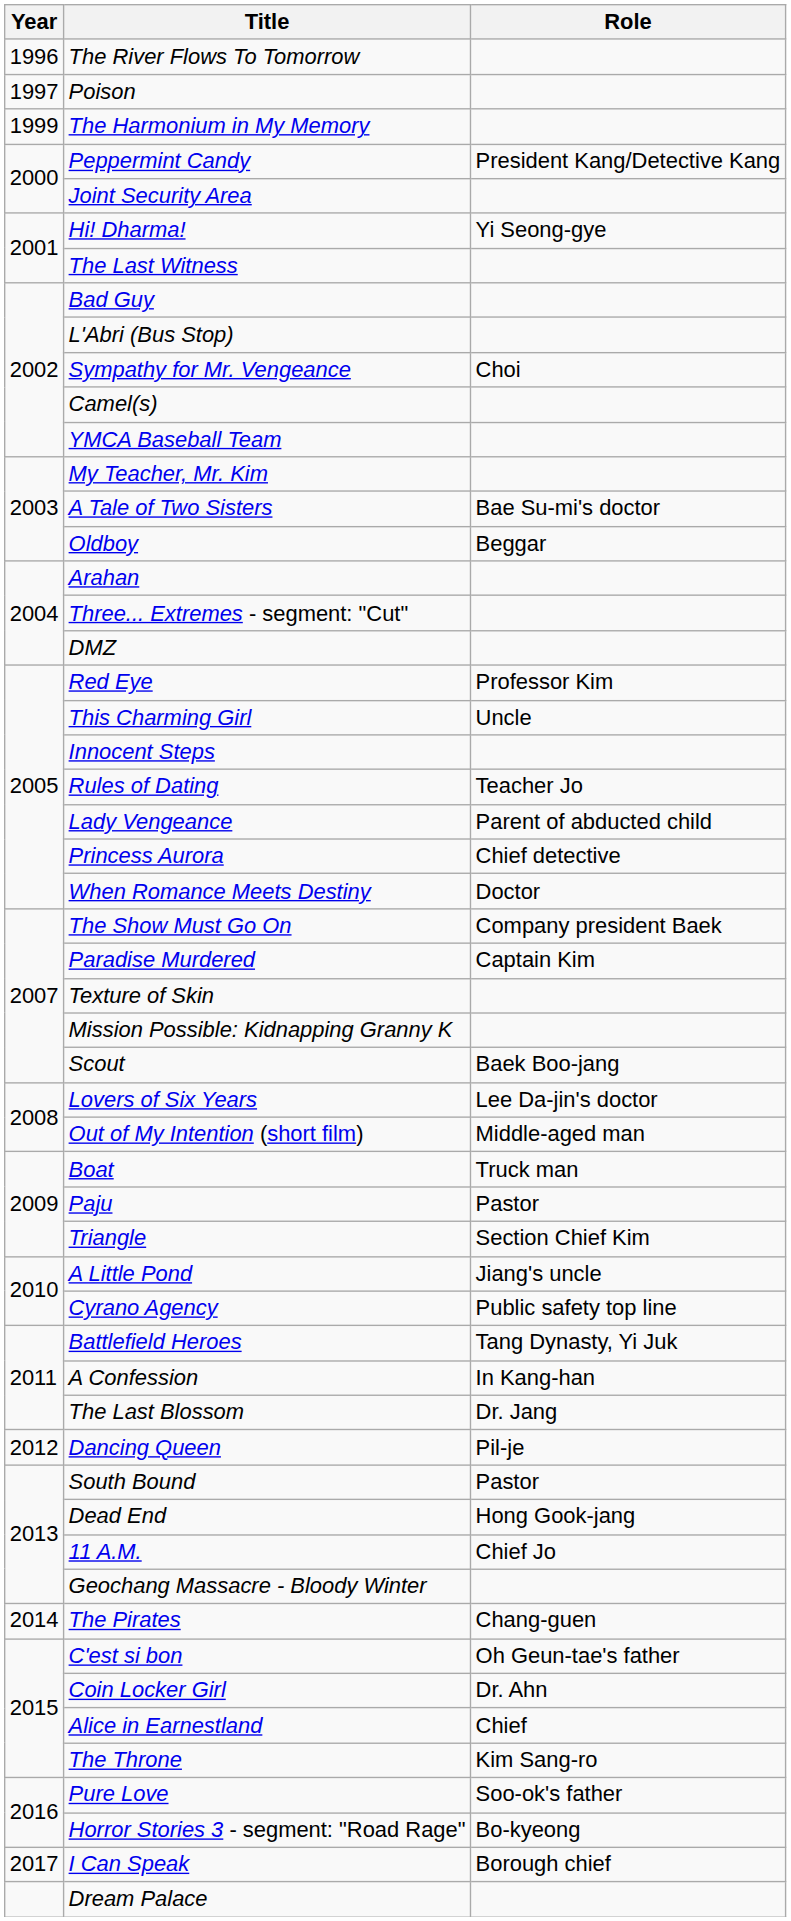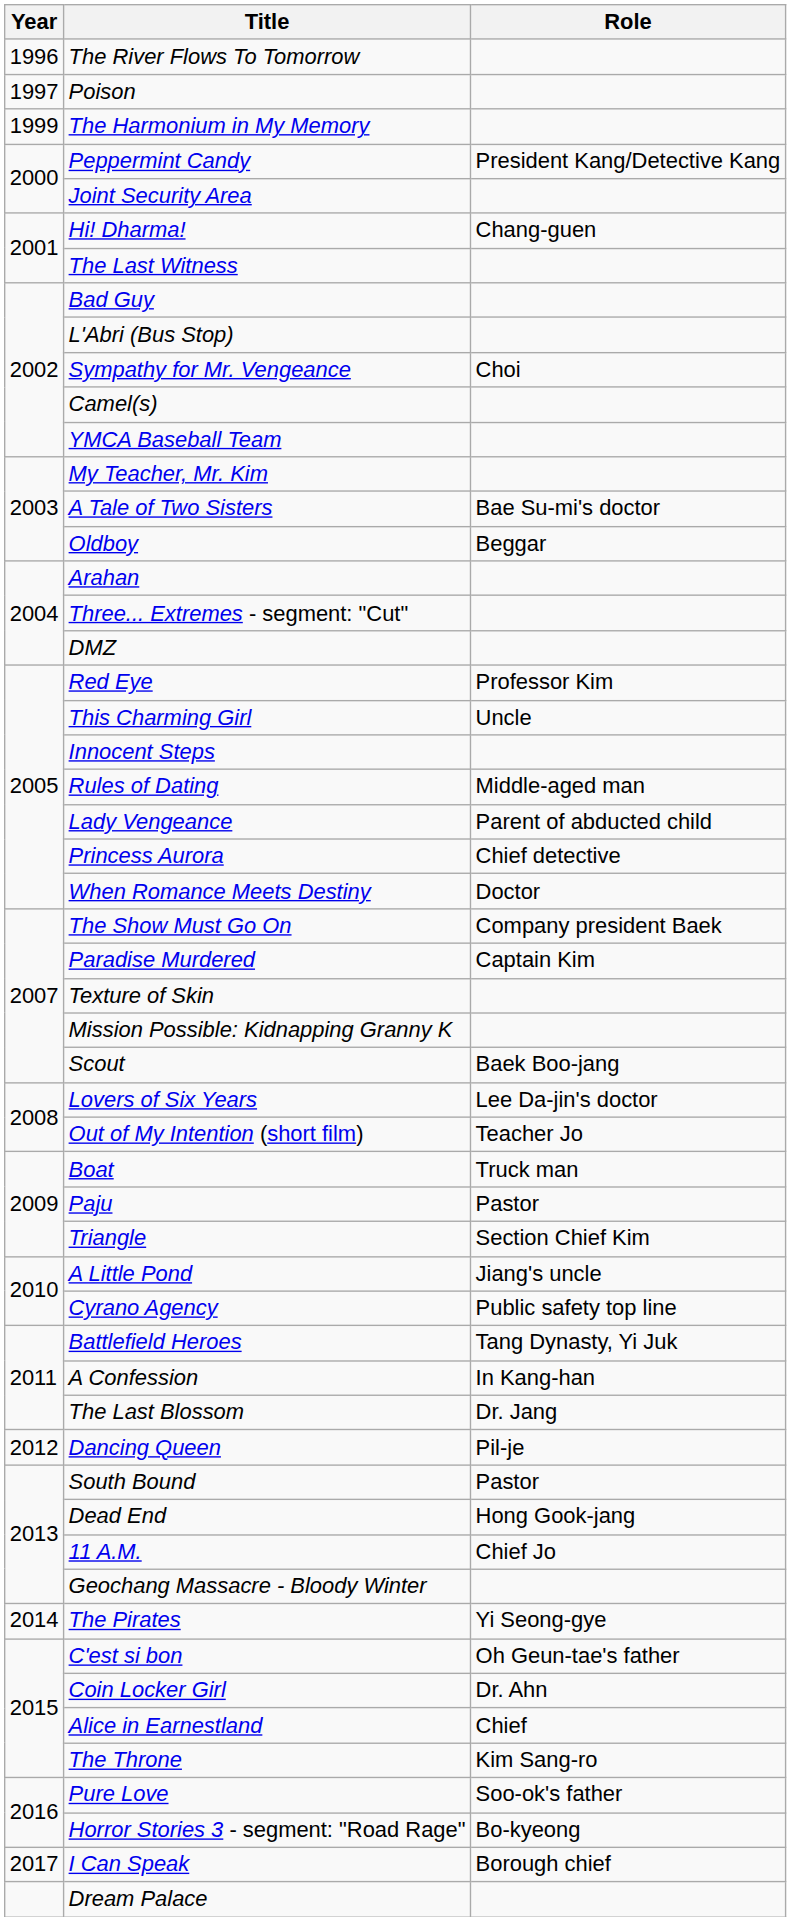(541, 230) Yi Seong-gye -> (536, 230) Chang-guen
(529, 786) Teacher Jo -> (560, 786) Middle-aged man
(560, 1134) Middle-aged man -> (529, 1134) Teacher Jo
(536, 1621) Chang-guen -> (541, 1621) Yi Seong-gye
